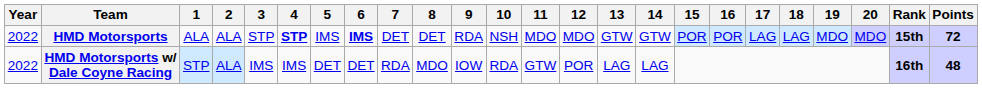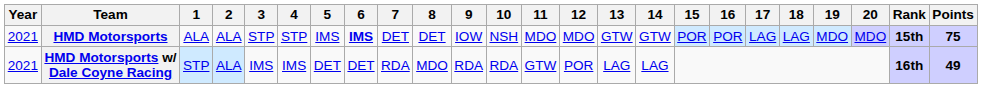(23, 36) 2022 -> (23, 36) 2021
(294, 36) bold -> (294, 36) normal
(469, 36) RDA -> (469, 36) IOW
(953, 36) 72 -> (953, 36) 75
(23, 65) 2022 -> (23, 65) 2021
(469, 65) IOW -> (469, 65) RDA
(953, 65) 48 -> (953, 65) 49
